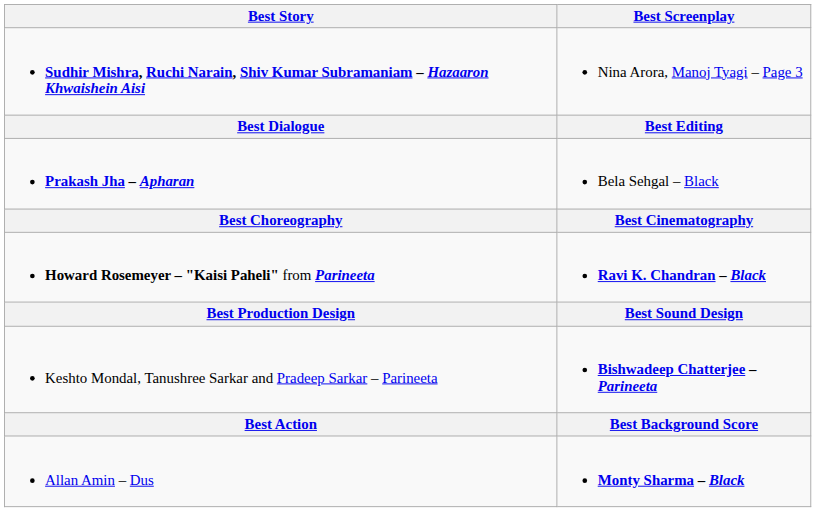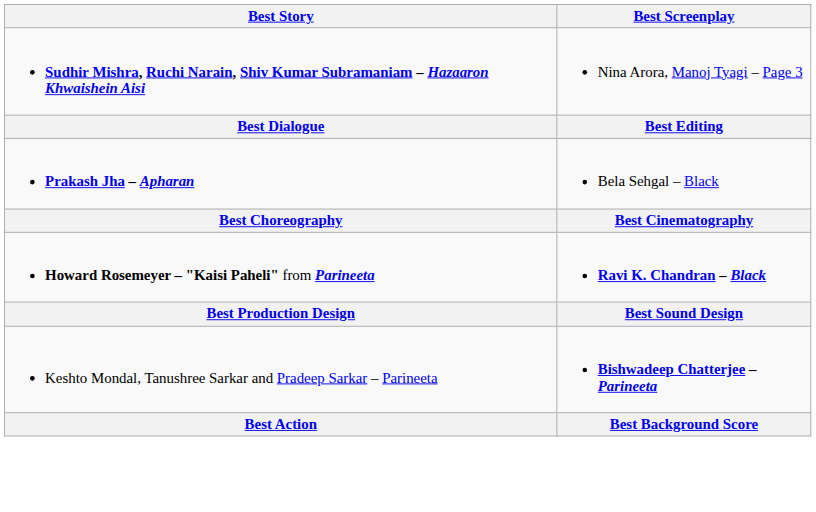- row: (281, 480)
